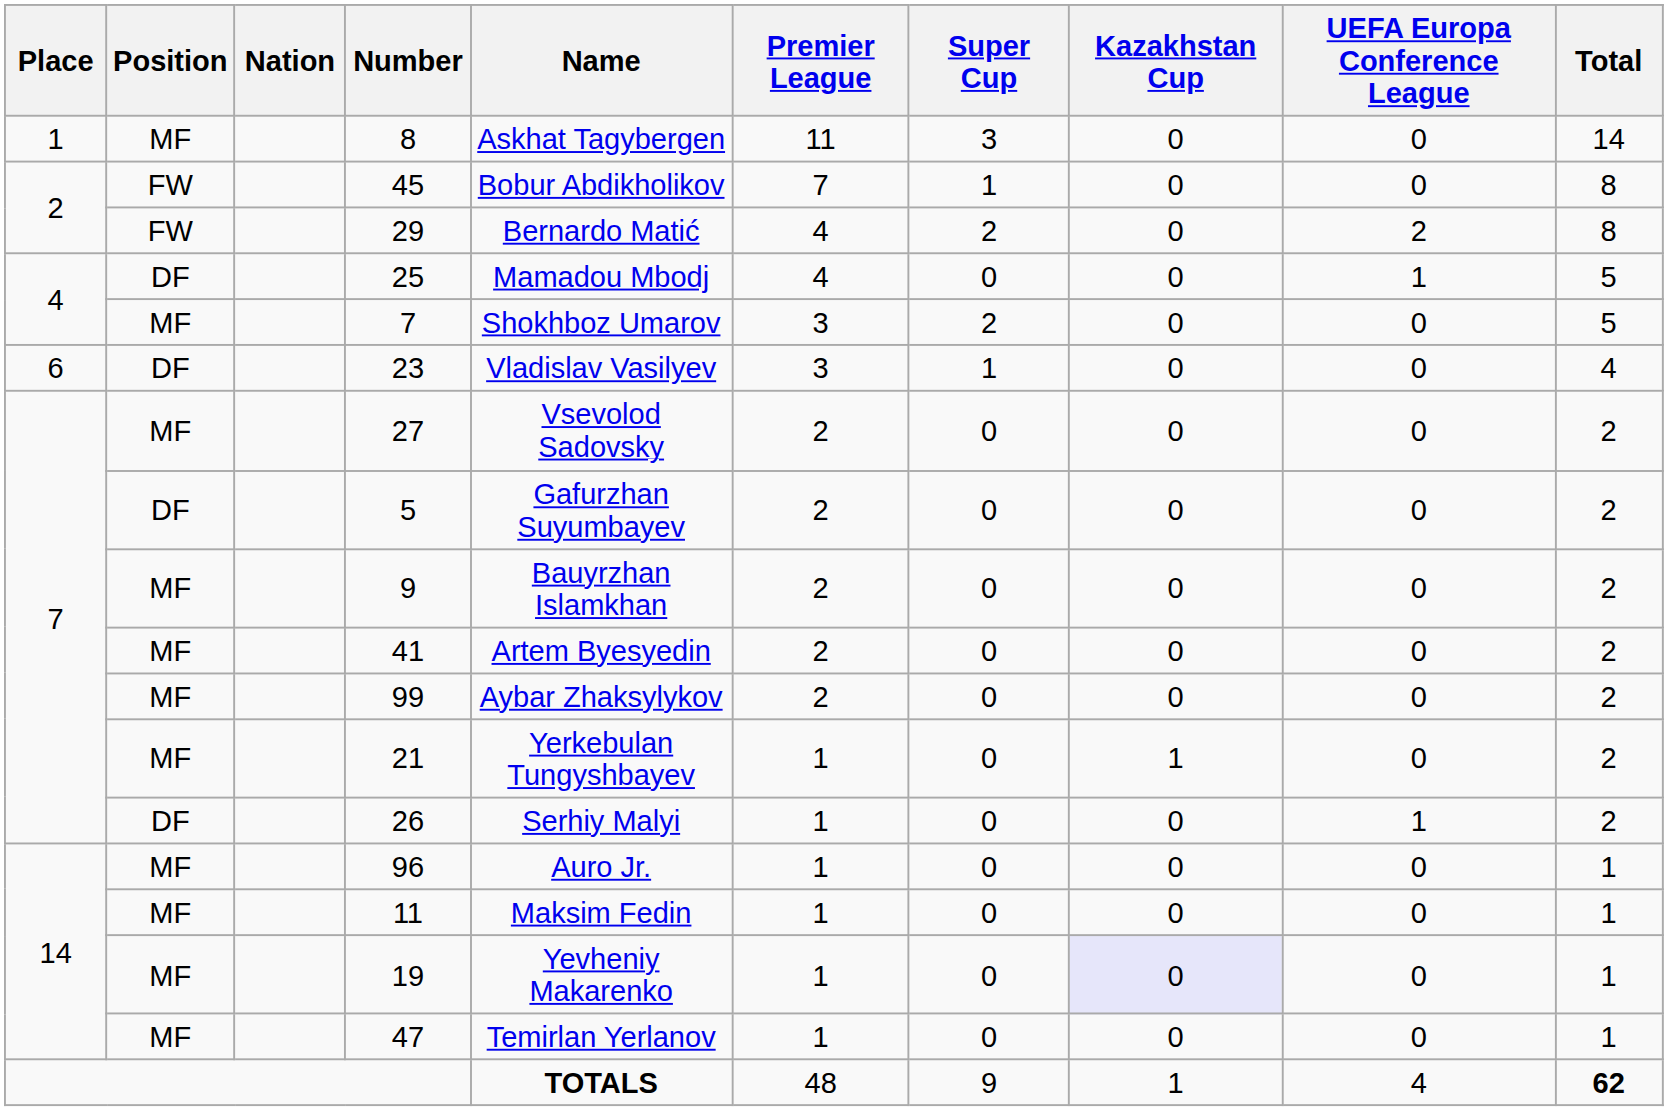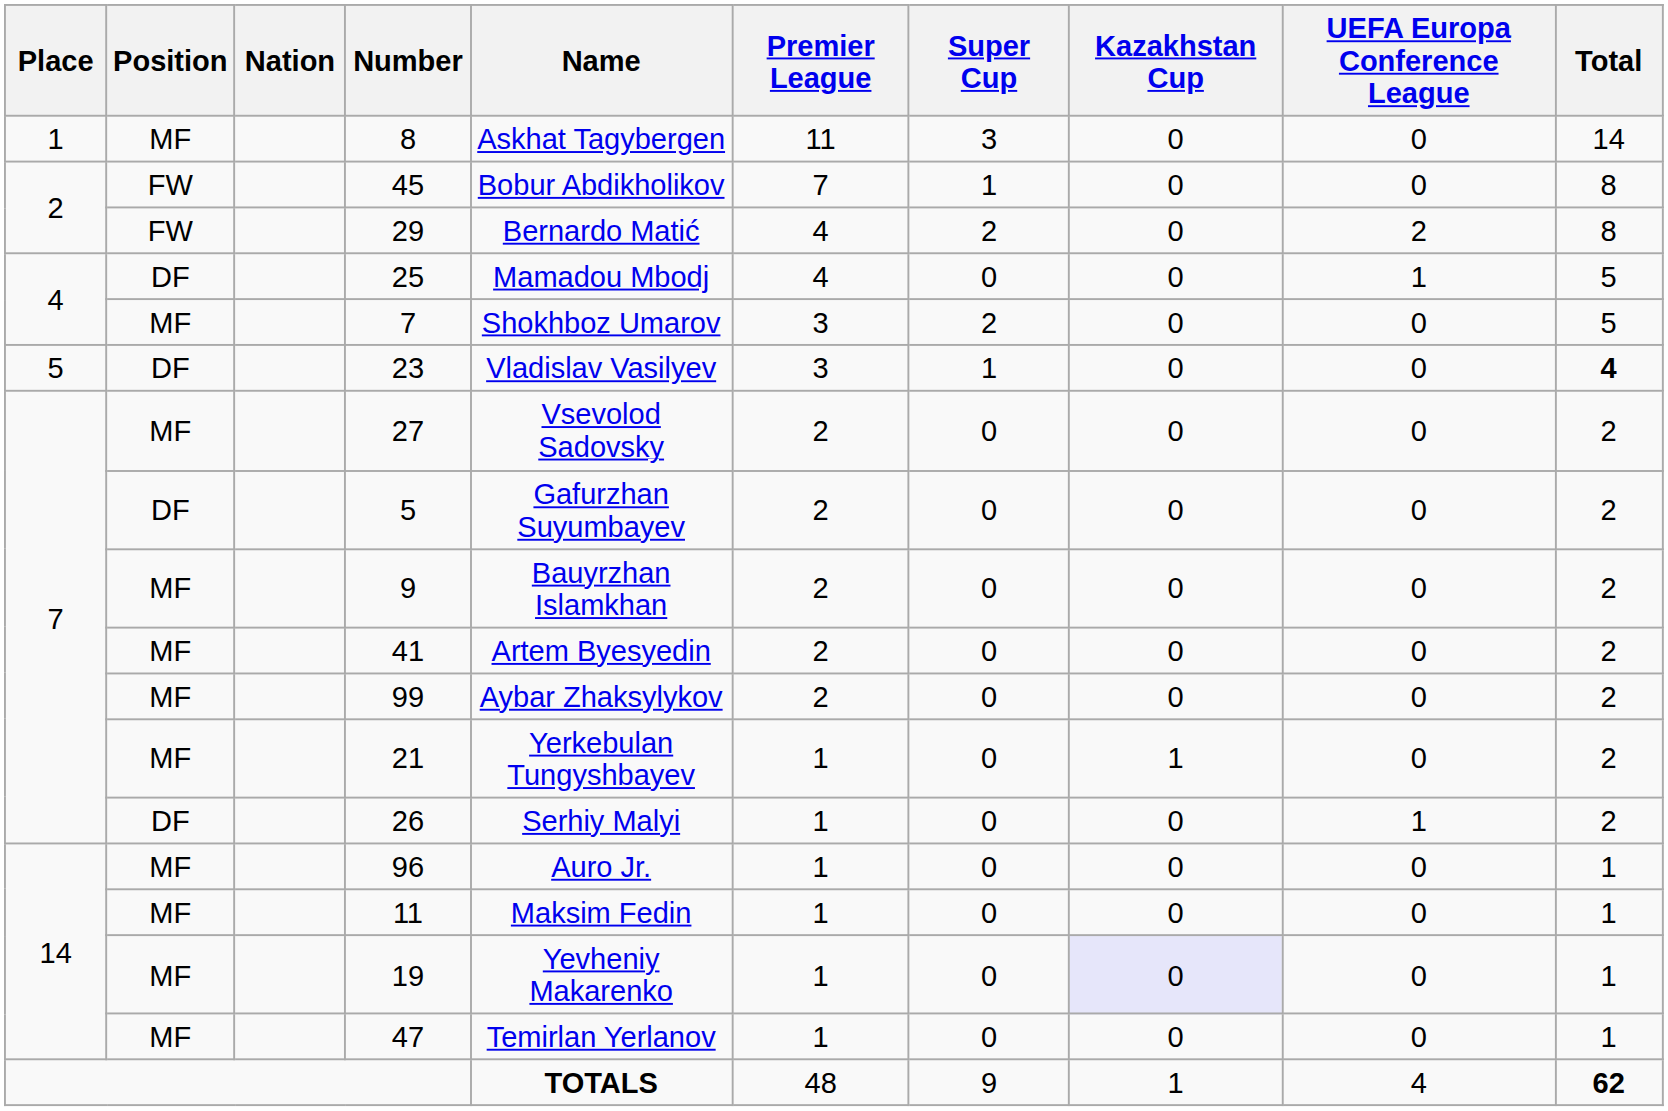(56, 369) 6 -> (56, 369) 5
(1609, 369) normal -> (1609, 369) bold
